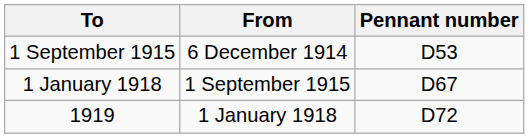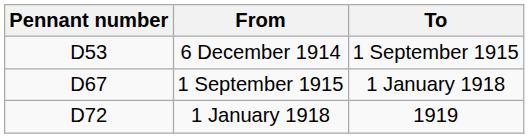columns swapped: (439, 20) <-> (92, 20)
